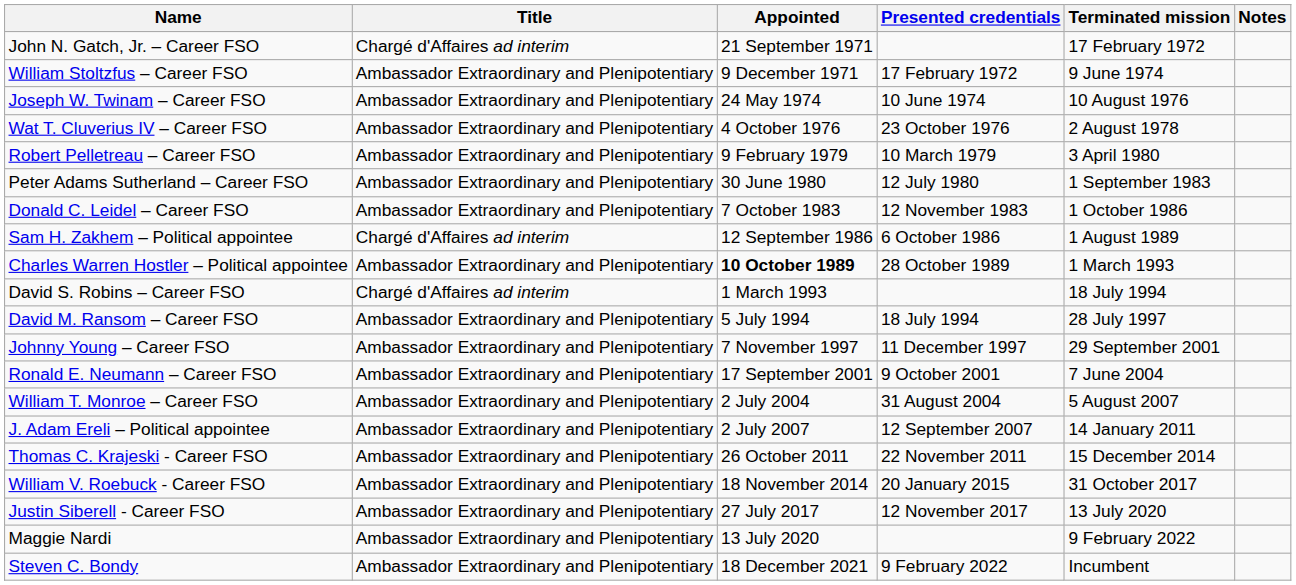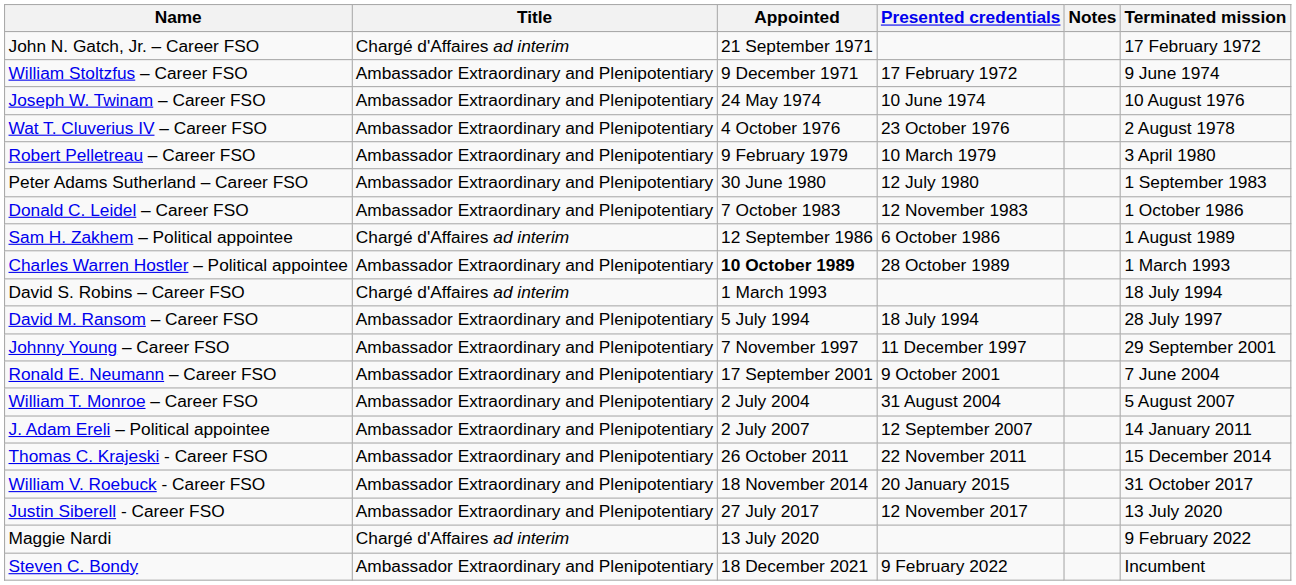columns swapped: (1149, 18) <-> (1262, 18)
(534, 538) Ambassador Extraordinary and Plenipotentiary -> (463, 538) Chargé d'Affaires ad interim
